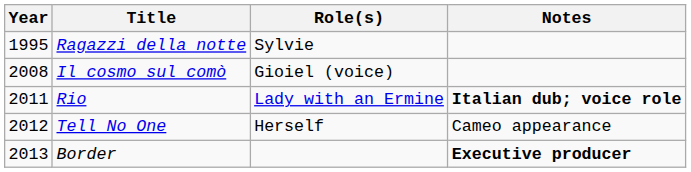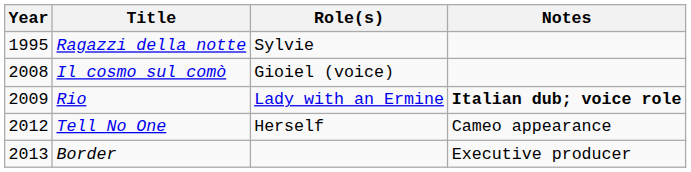(29, 100) 2011 -> (29, 100) 2009
(542, 154) bold -> (542, 154) normal
